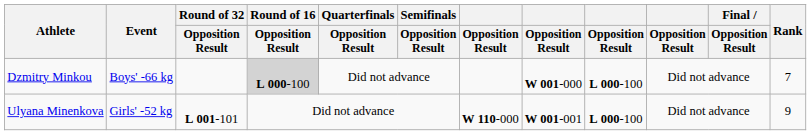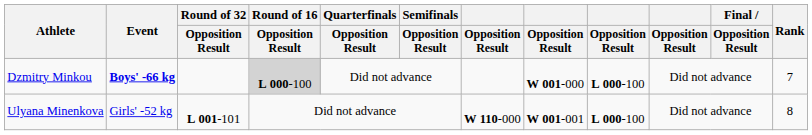(141, 76) normal -> (142, 76) bold
(788, 112) 9 -> (790, 112) 8
